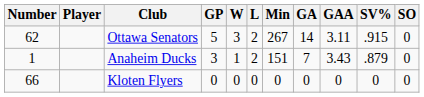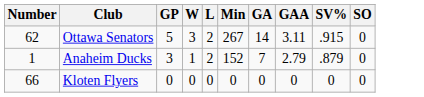- column: (82, 15)
(278, 59) 151 -> (233, 59) 152
(338, 59) 3.43 -> (294, 59) 2.79
